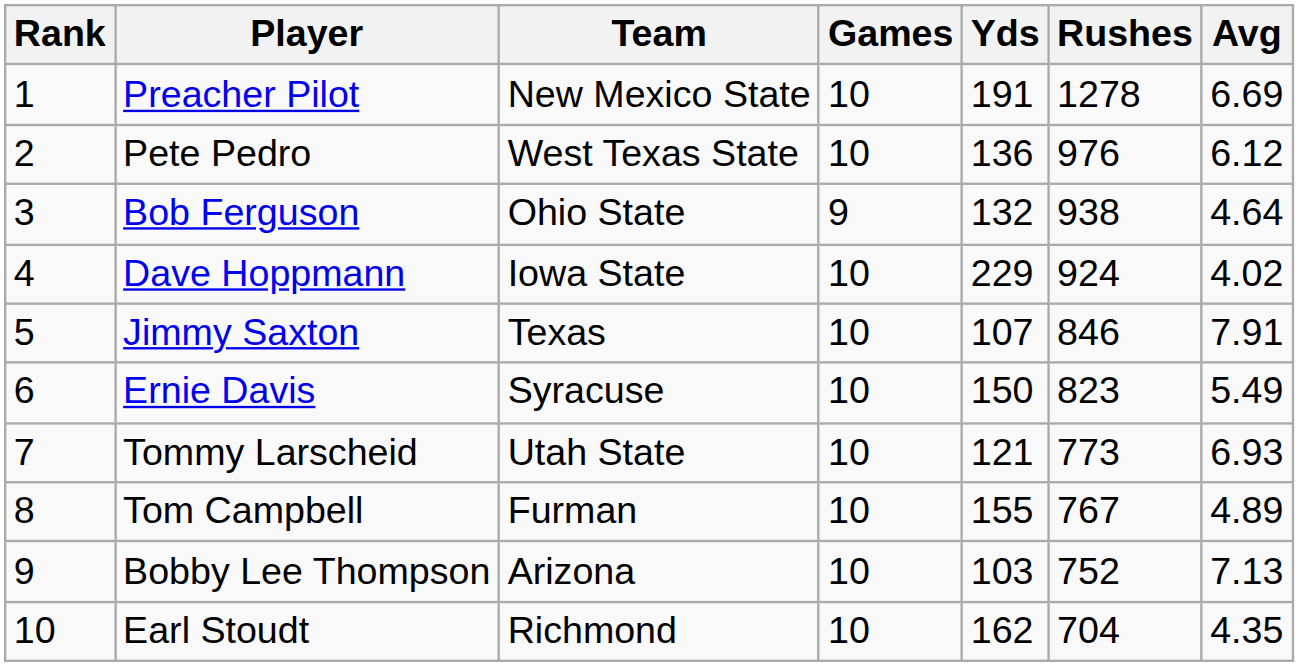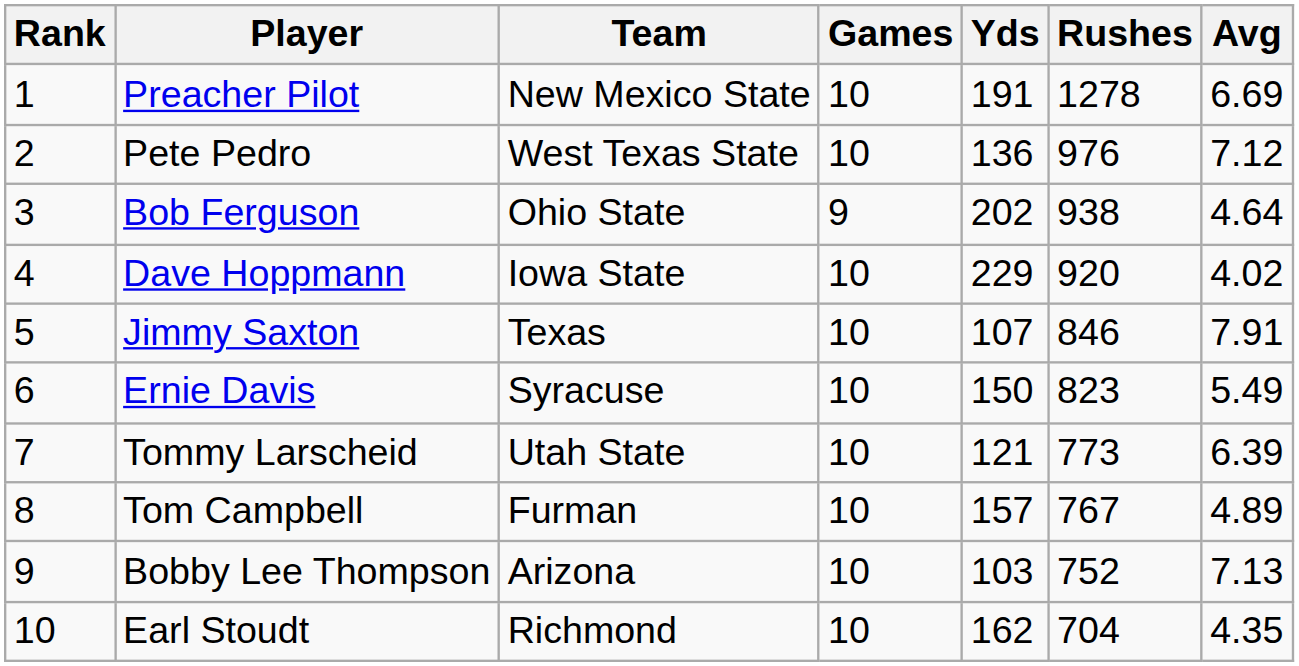(1247, 153) 6.12 -> (1247, 153) 7.12
(1002, 213) 132 -> (1002, 213) 202
(1088, 272) 924 -> (1088, 272) 920
(1247, 451) 6.93 -> (1247, 451) 6.39
(1002, 511) 155 -> (1002, 511) 157
